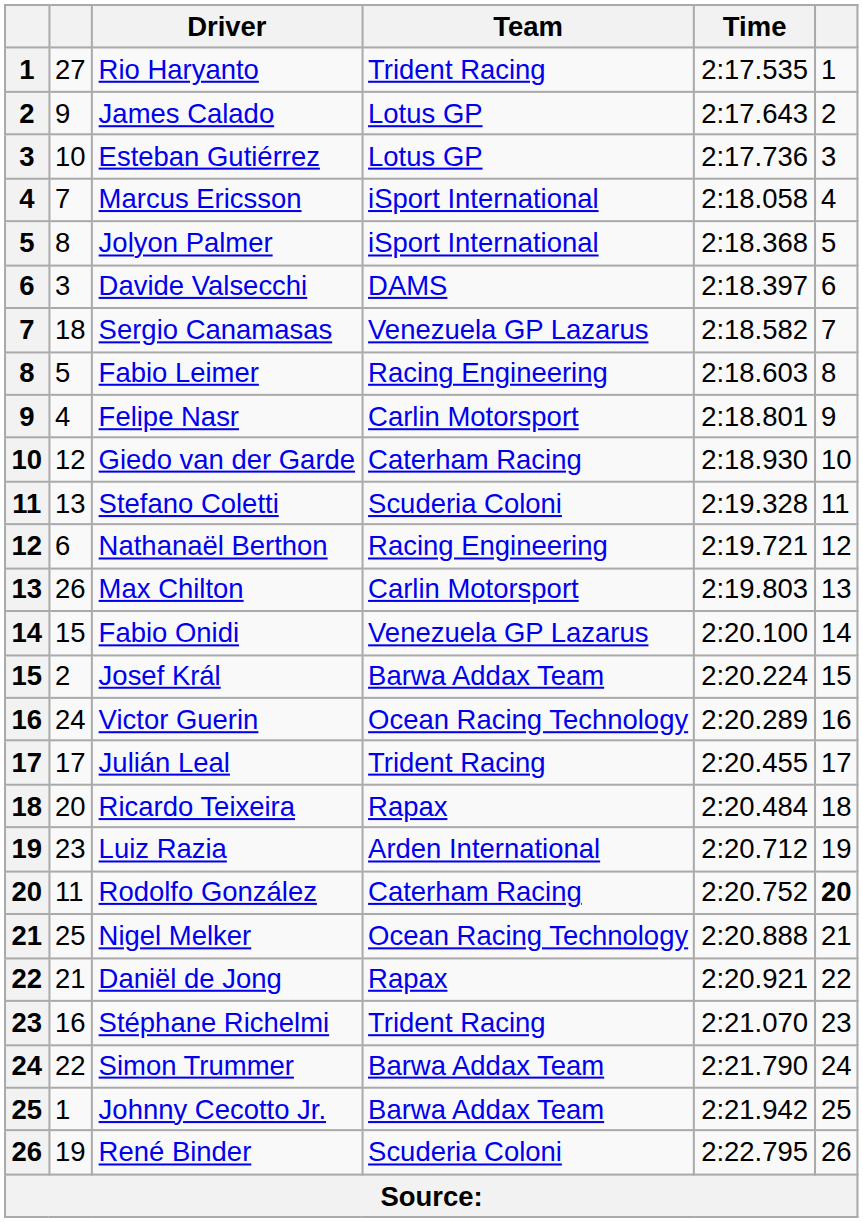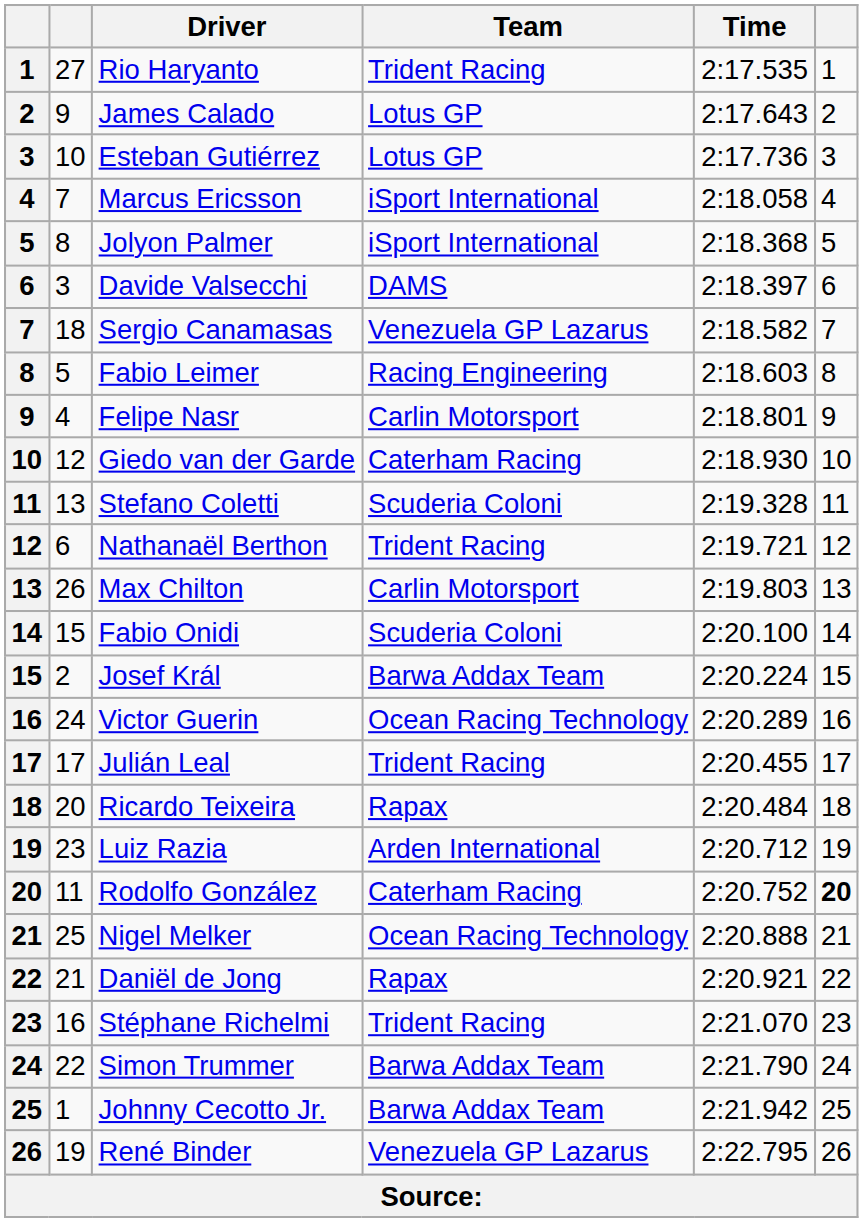(488, 546) Racing Engineering -> (457, 546) Trident Racing
(508, 633) Venezuela GP Lazarus -> (465, 633) Scuderia Coloni
(465, 1152) Scuderia Coloni -> (508, 1152) Venezuela GP Lazarus
